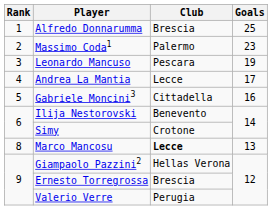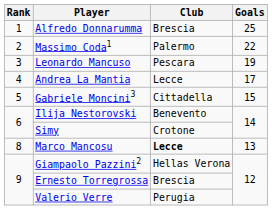(250, 46) 23 -> (250, 46) 22
(250, 97) 16 -> (250, 97) 15
